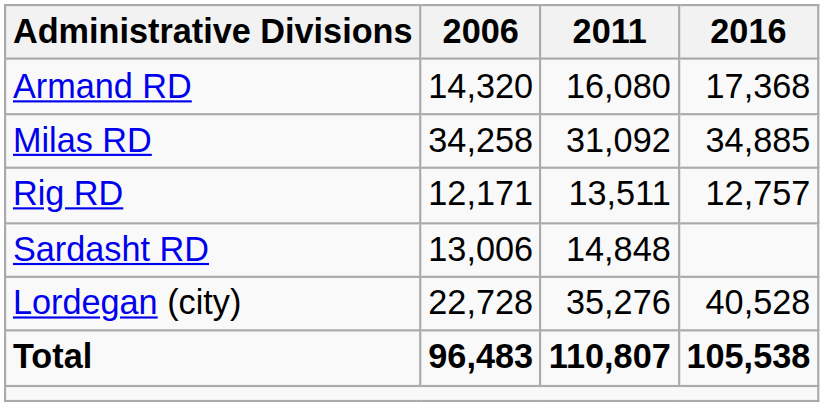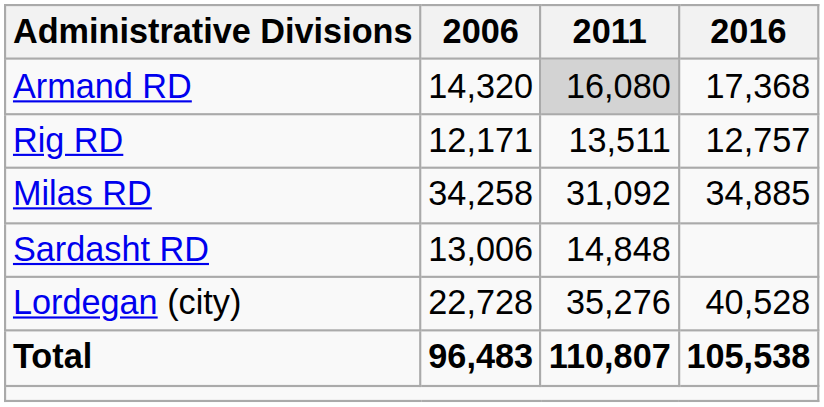(618, 85) no background -> (618, 85) lightgrey background
rows swapped: (82, 140) <-> (68, 194)
